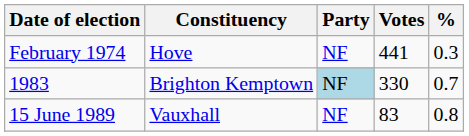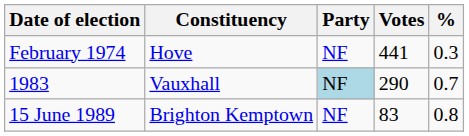(231, 83) Brighton Kemptown -> (185, 83) Vauxhall
(394, 83) 330 -> (394, 83) 290
(185, 114) Vauxhall -> (231, 114) Brighton Kemptown
